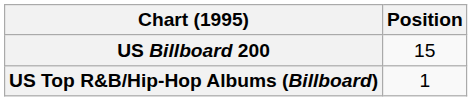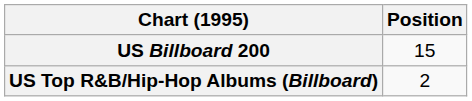(425, 80) 1 -> (425, 80) 2
